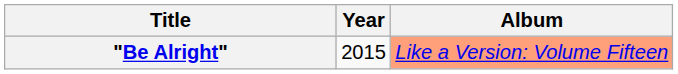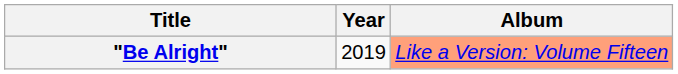(364, 52) 2015 -> (364, 52) 2019
